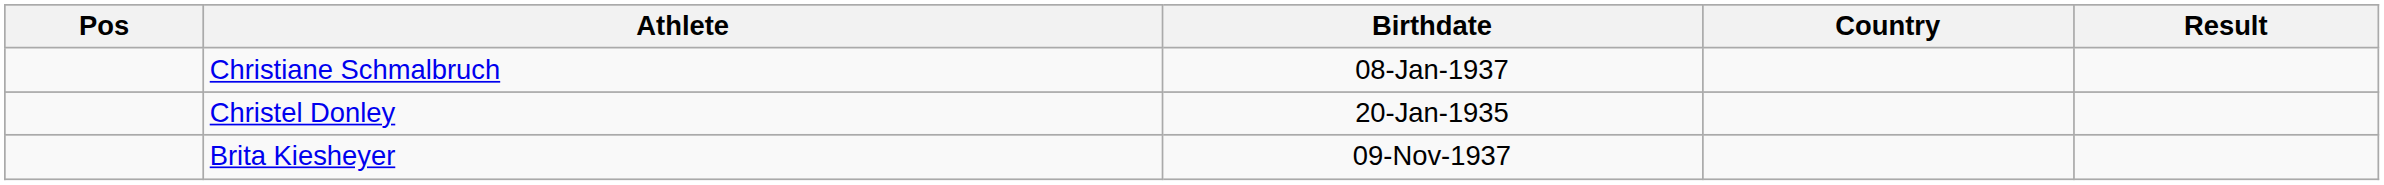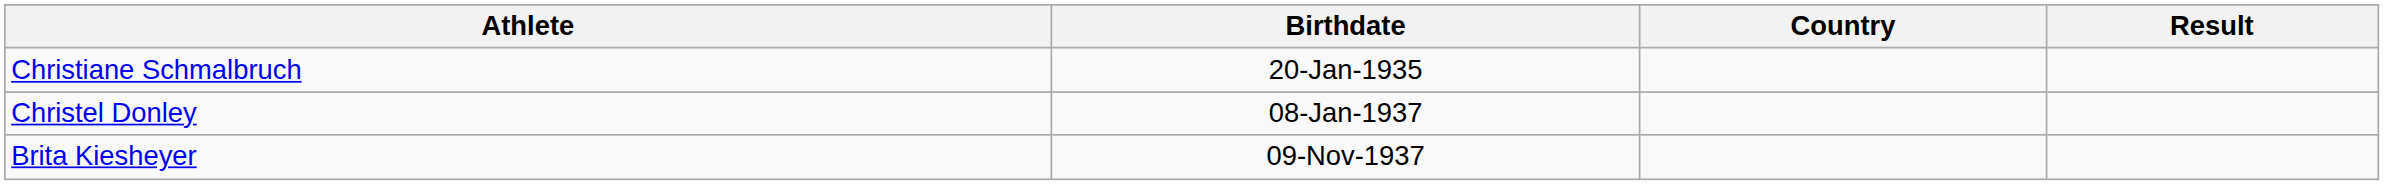- column: (104, 26)
(1432, 69) 08-Jan-1937 -> (1346, 69) 20-Jan-1935
(1432, 112) 20-Jan-1935 -> (1346, 112) 08-Jan-1937
